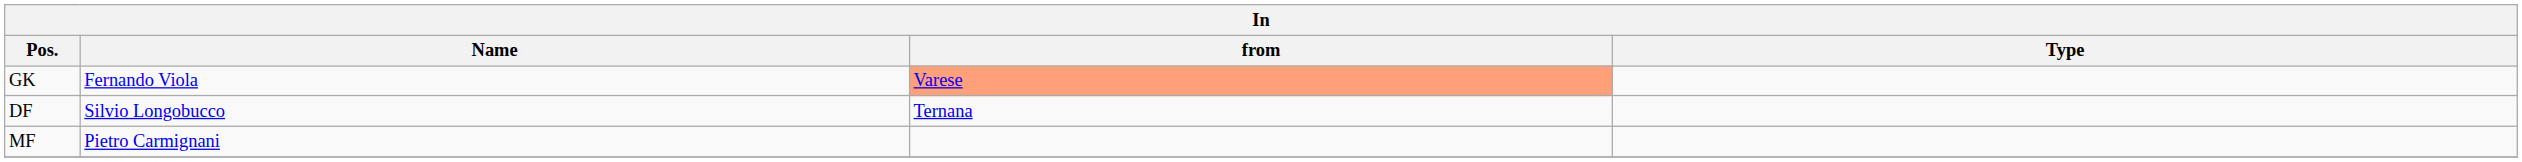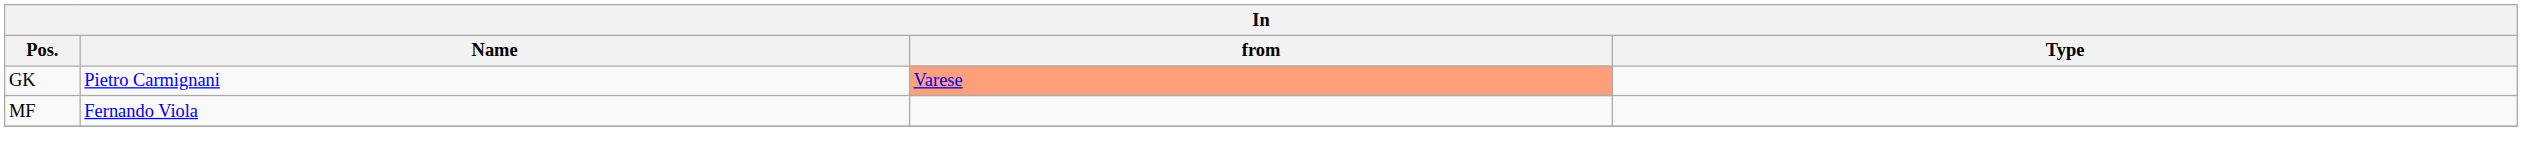(141, 80) Fernando Viola -> (152, 80) Pietro Carmignani
- row: (21, 111)
(152, 141) Pietro Carmignani -> (141, 111) Fernando Viola
